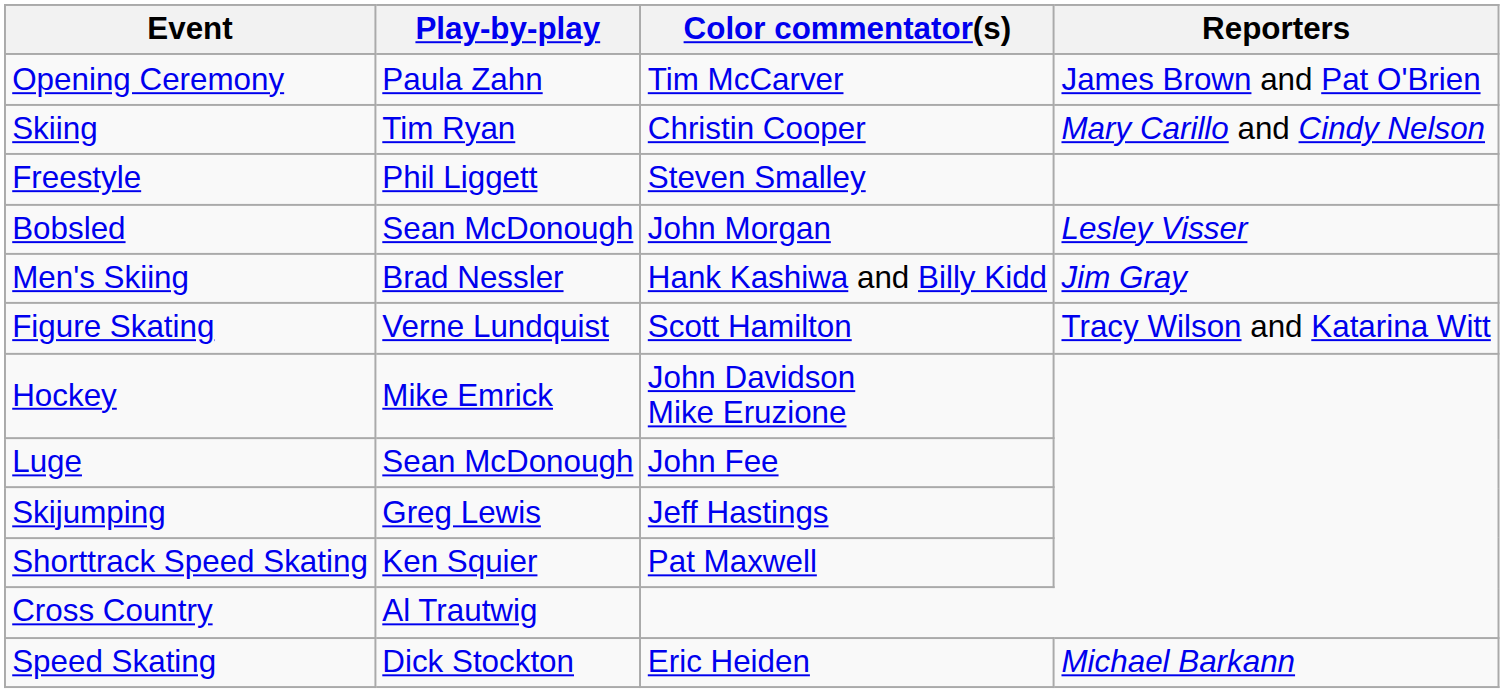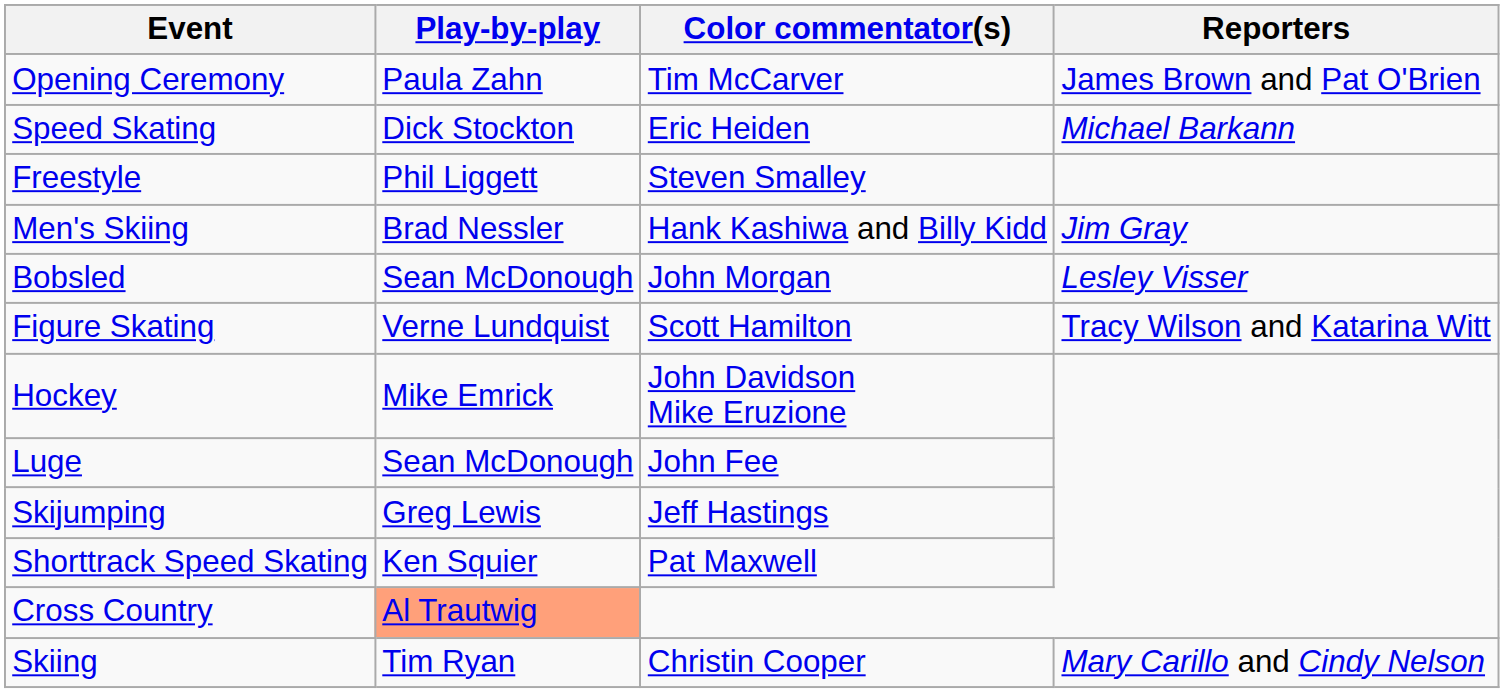rows swapped: (55, 128) <-> (114, 661)
rows swapped: (101, 278) <-> (69, 228)
(460, 611) no background -> (460, 611) lightsalmon background
